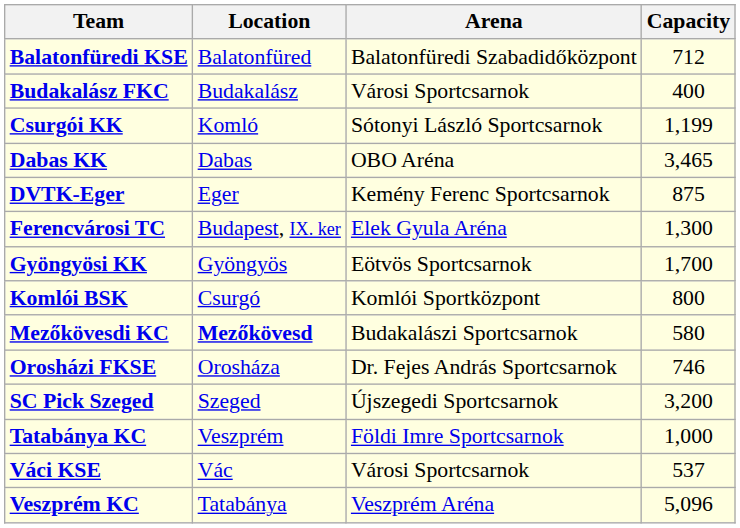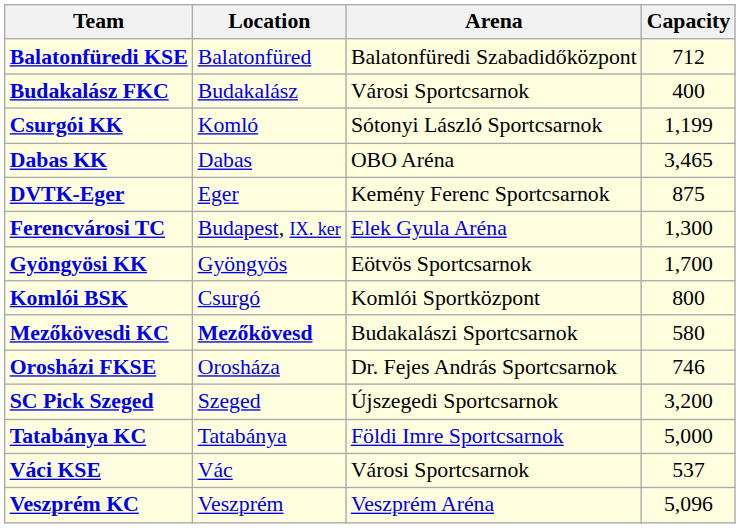(241, 435) Veszprém -> (242, 435) Tatabánya
(688, 435) 1,000 -> (688, 435) 5,000
(242, 504) Tatabánya -> (241, 504) Veszprém
